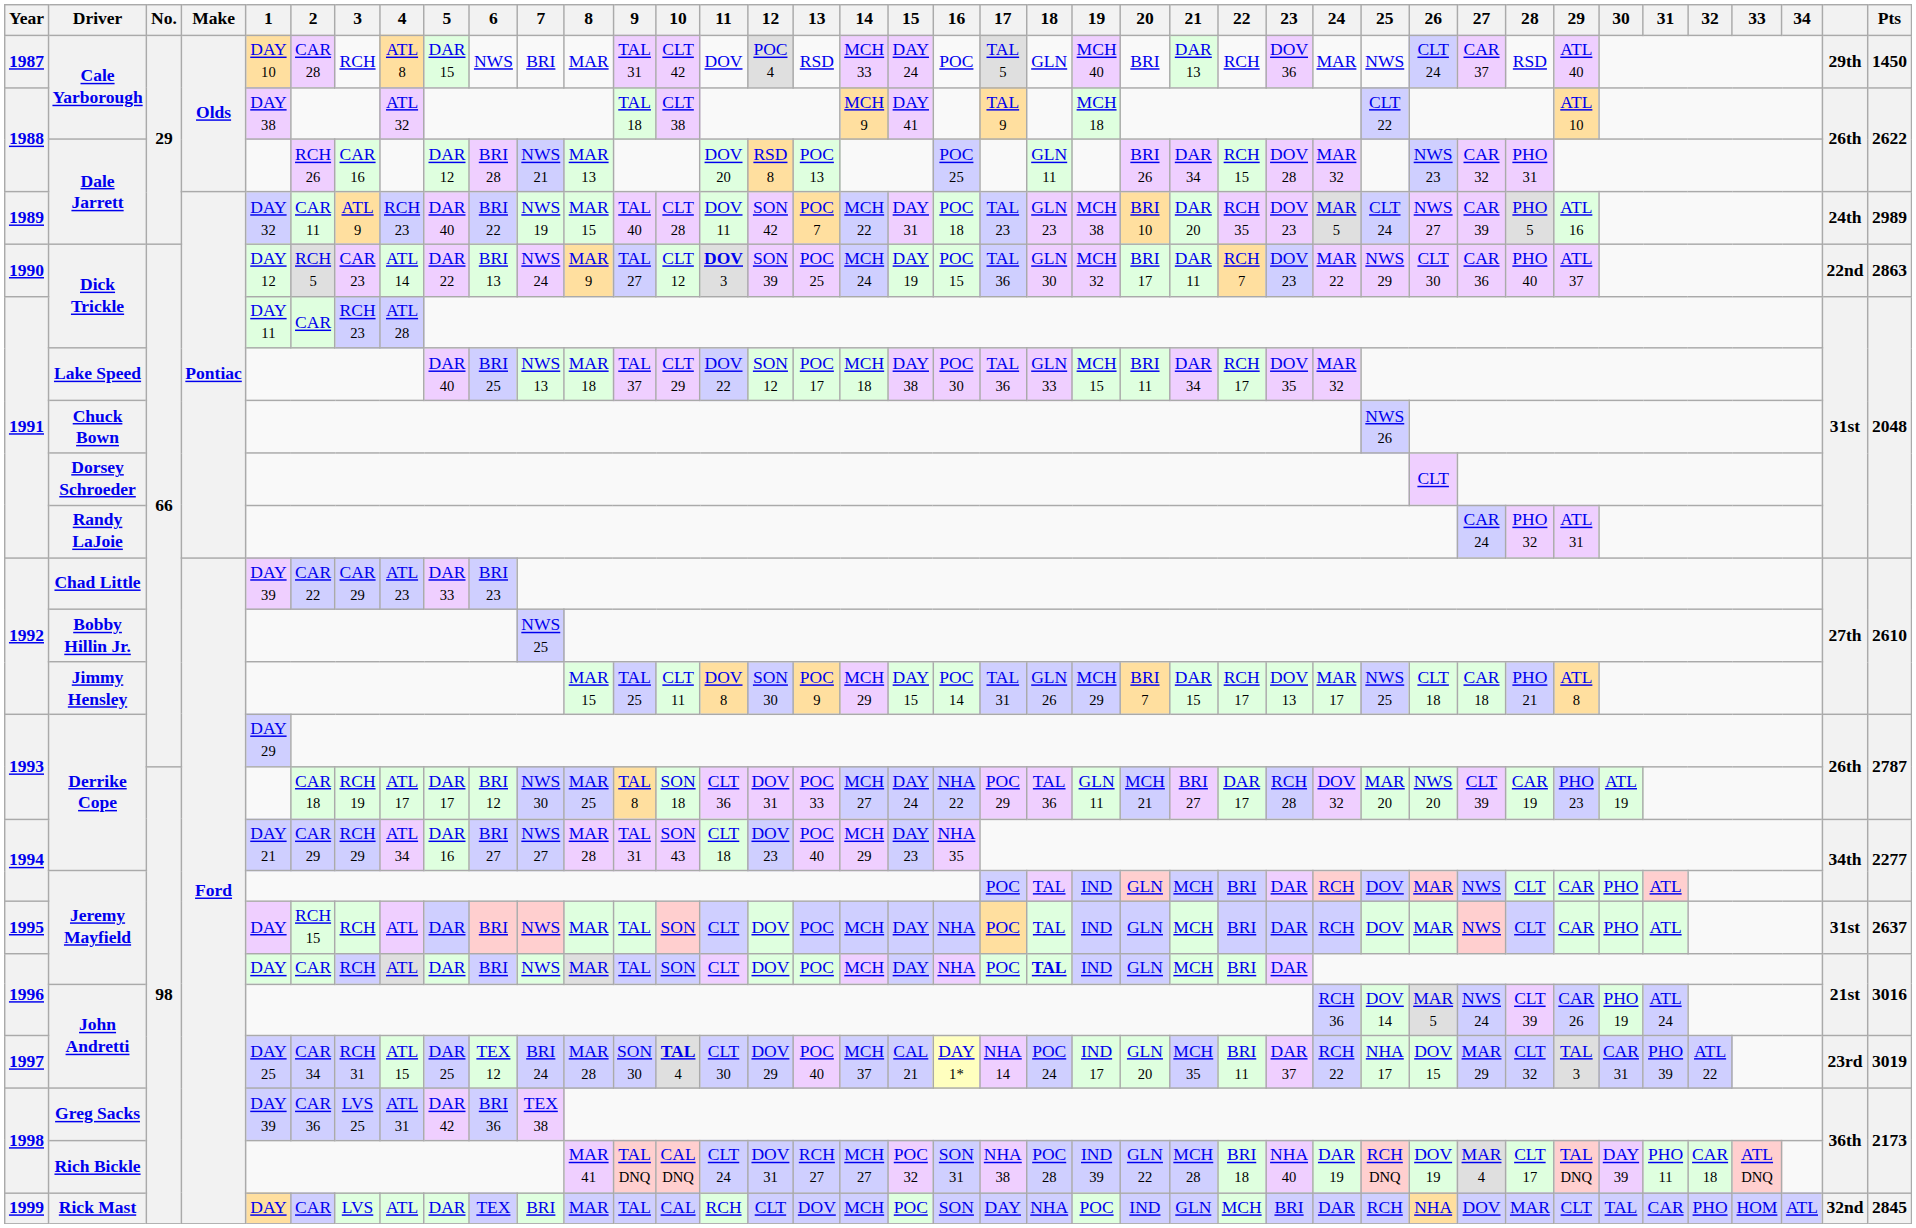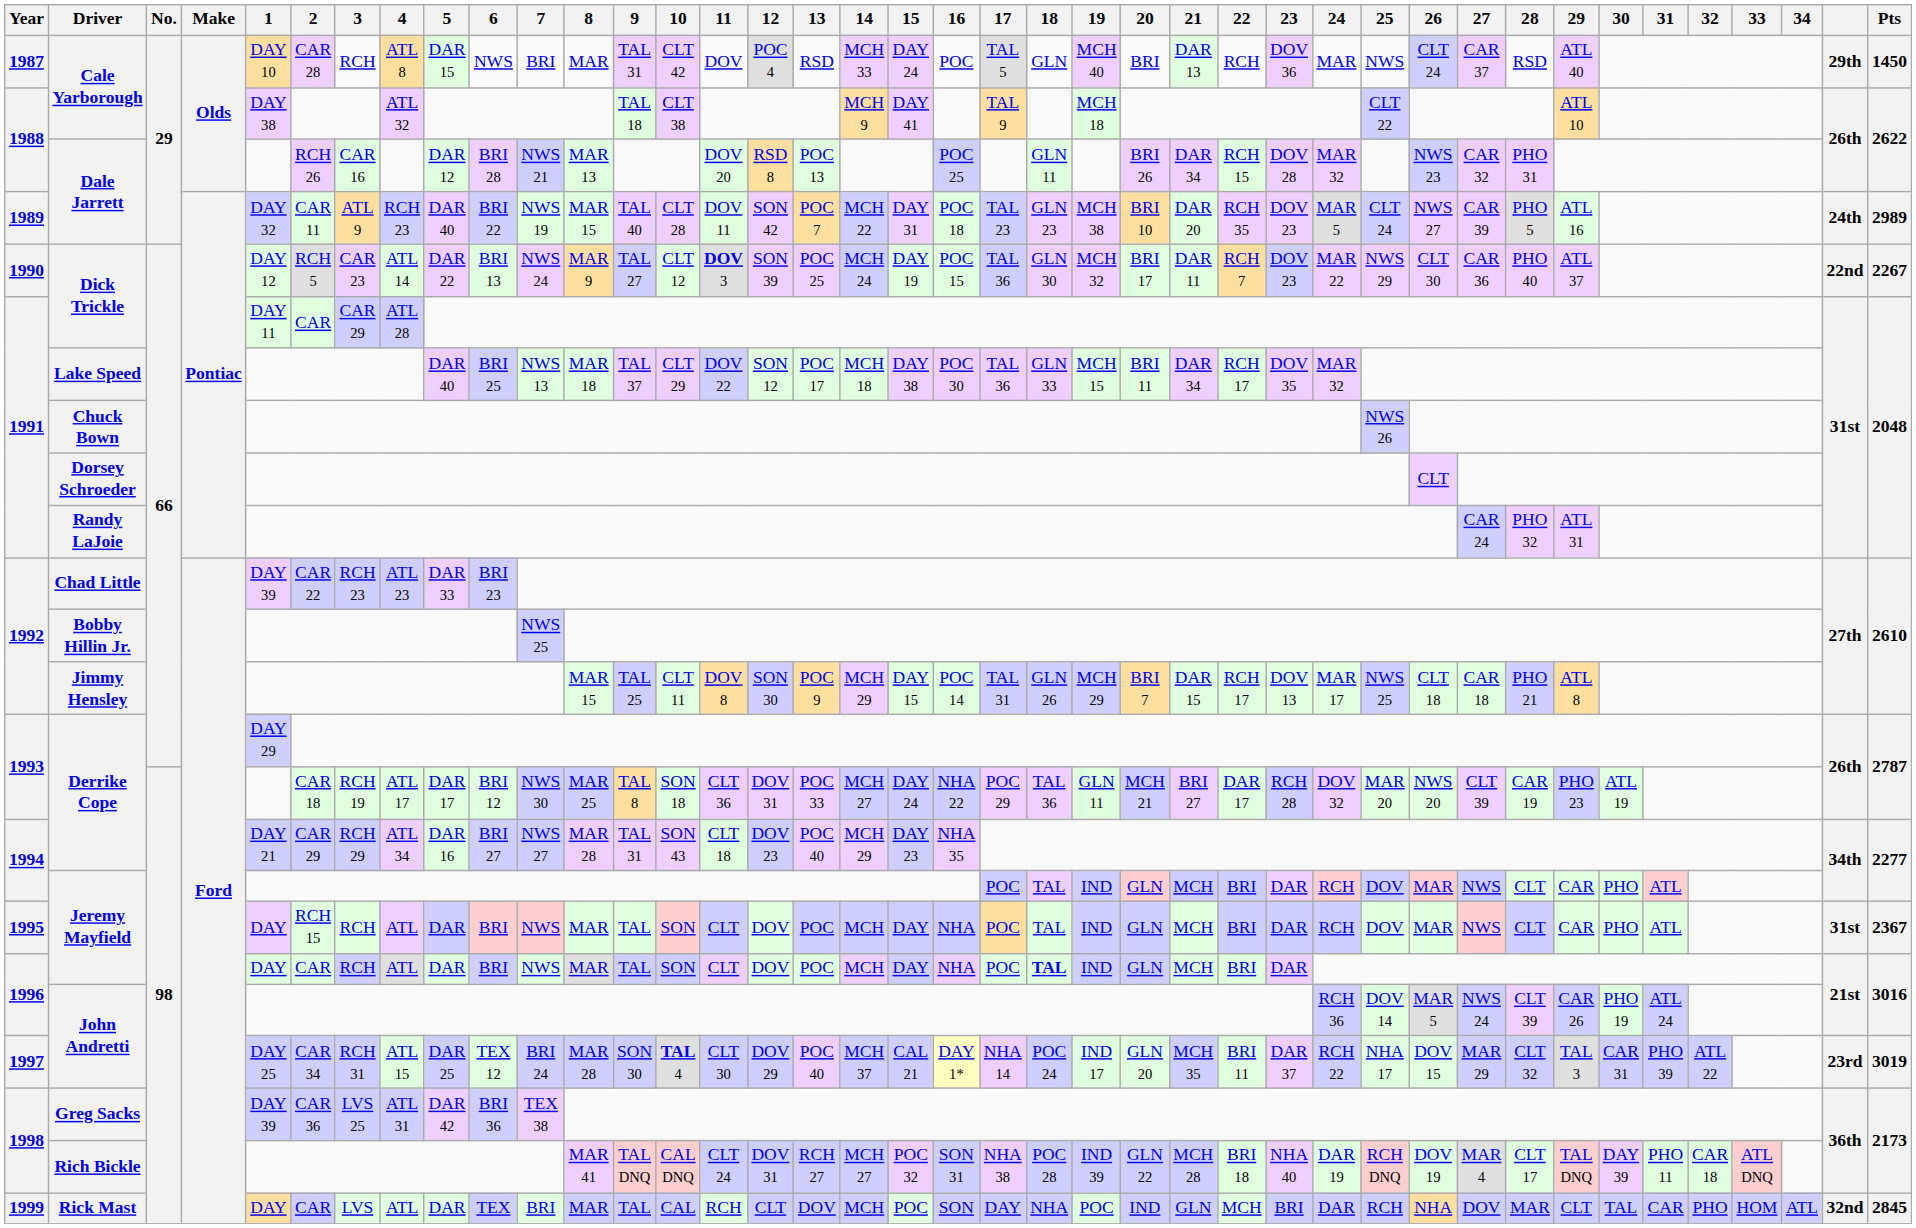(1889, 269) 2863 -> (1889, 269) 2267
(358, 321) RCH 23 -> (358, 321) CAR 29
(358, 582) CAR 29 -> (358, 582) RCH 23
(1889, 927) 2637 -> (1889, 927) 2367
